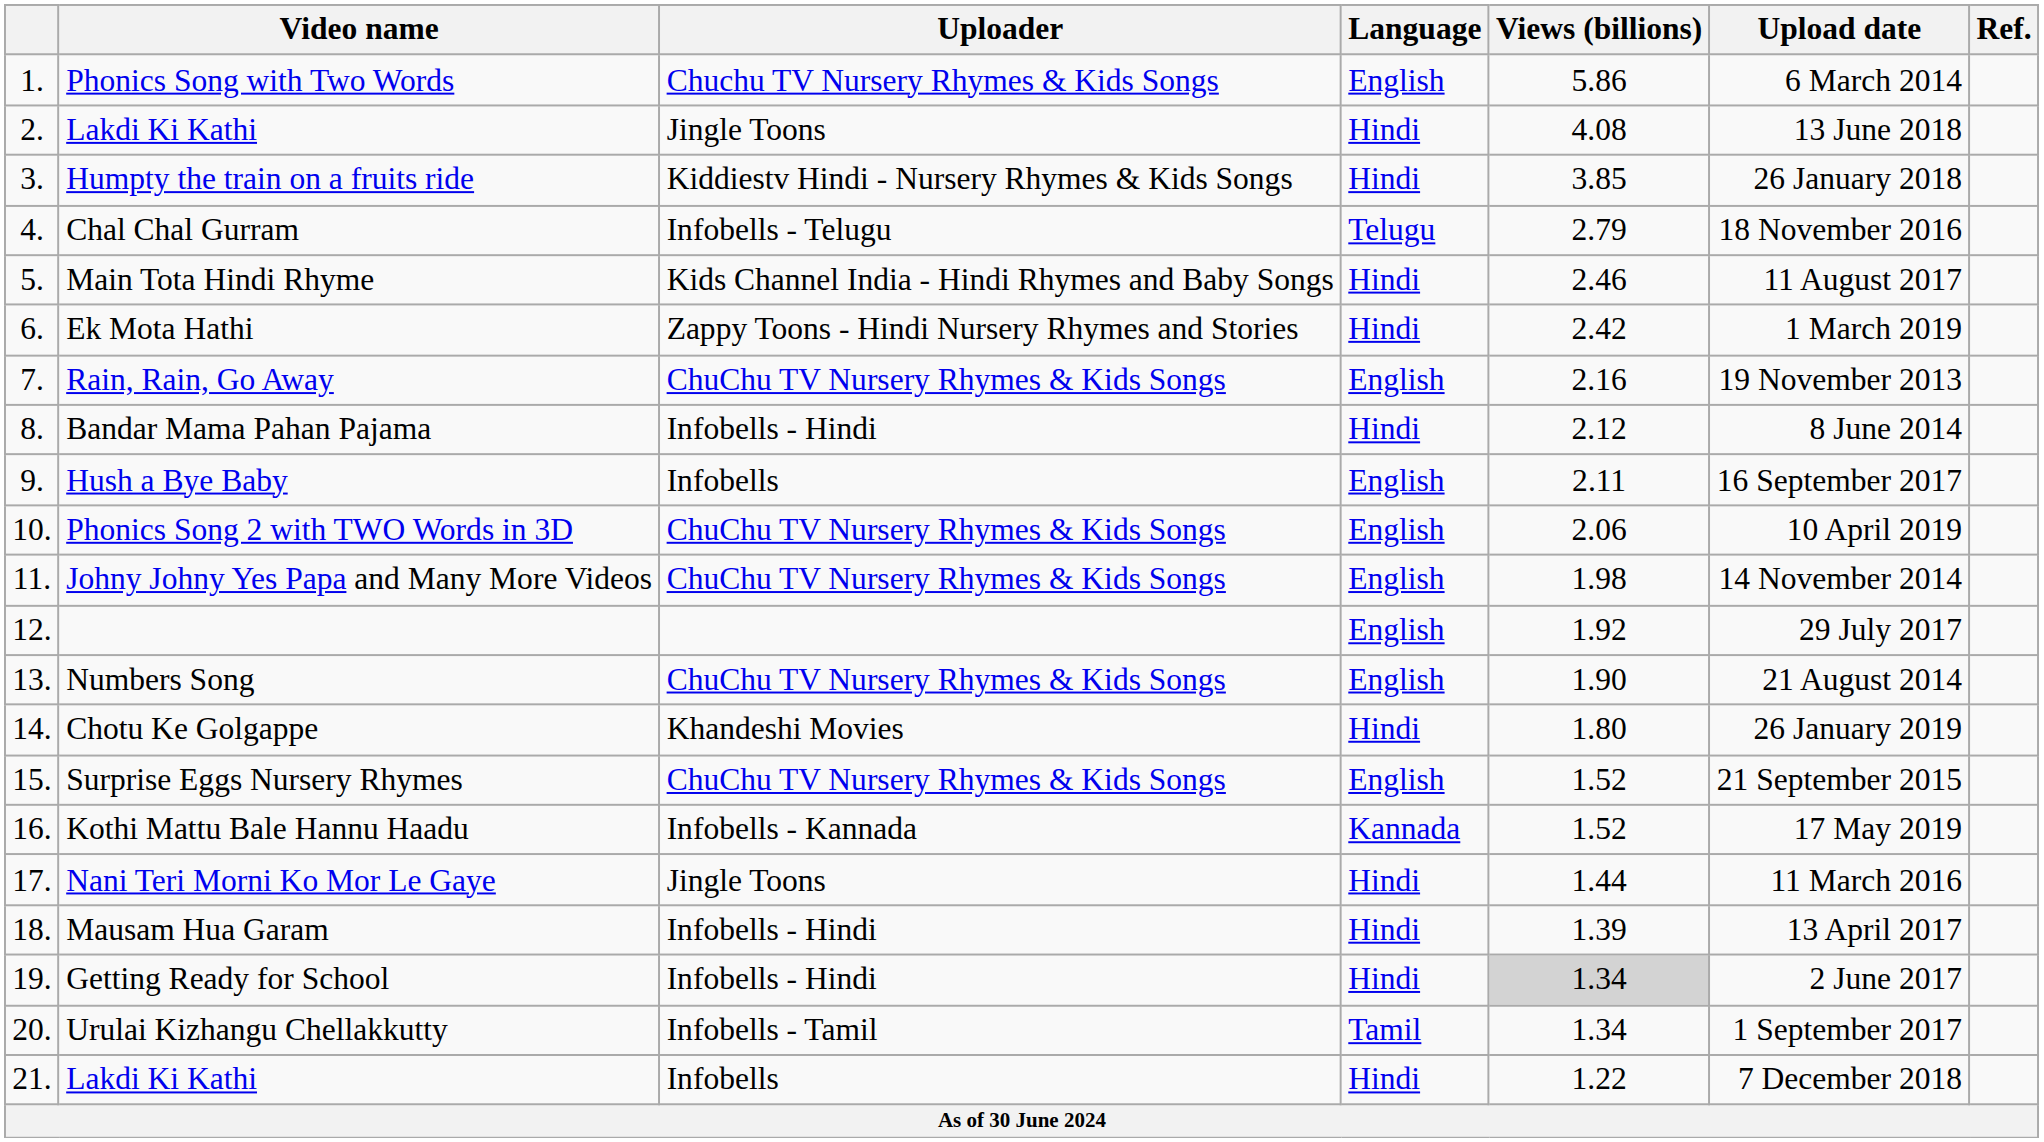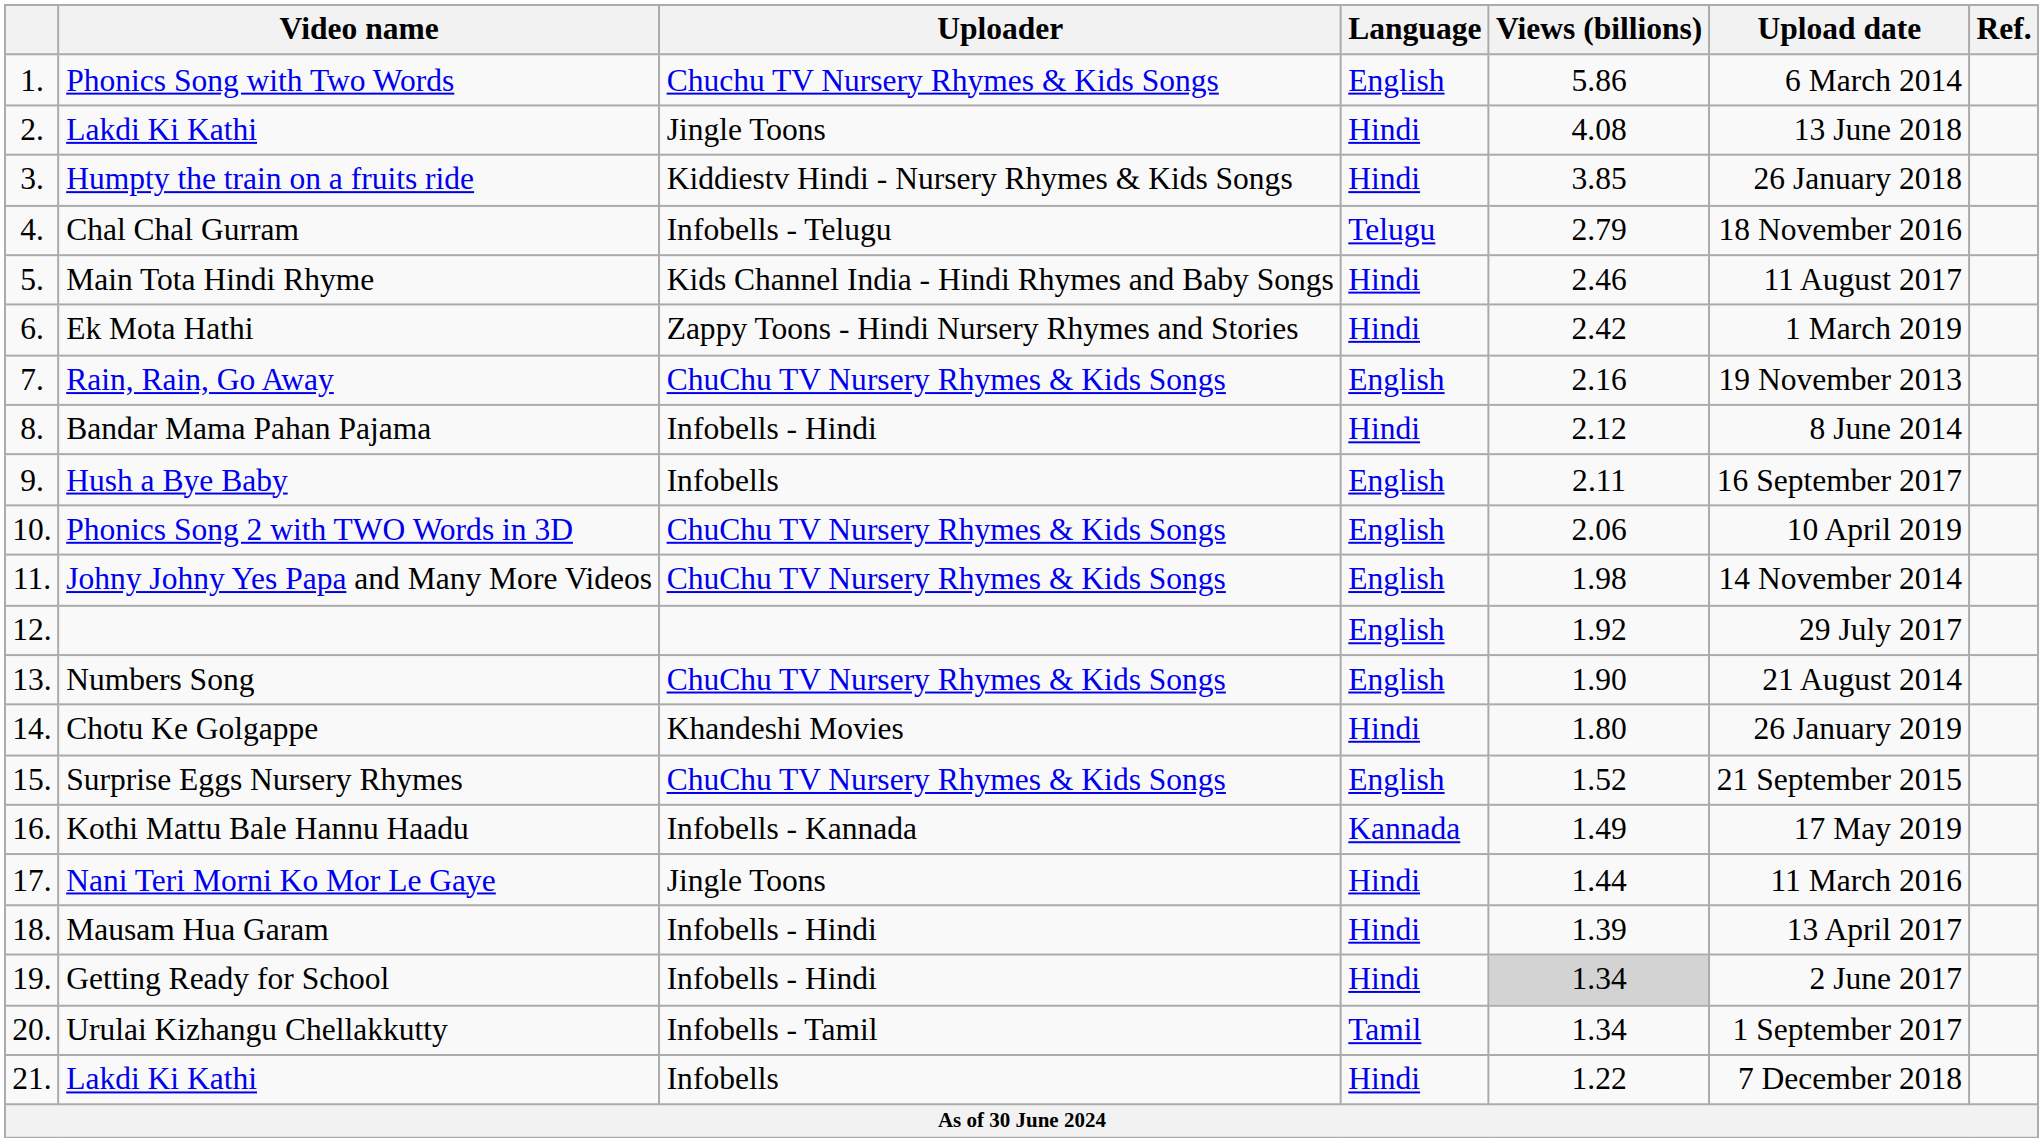(1599, 829) 1.52 -> (1599, 829) 1.49
